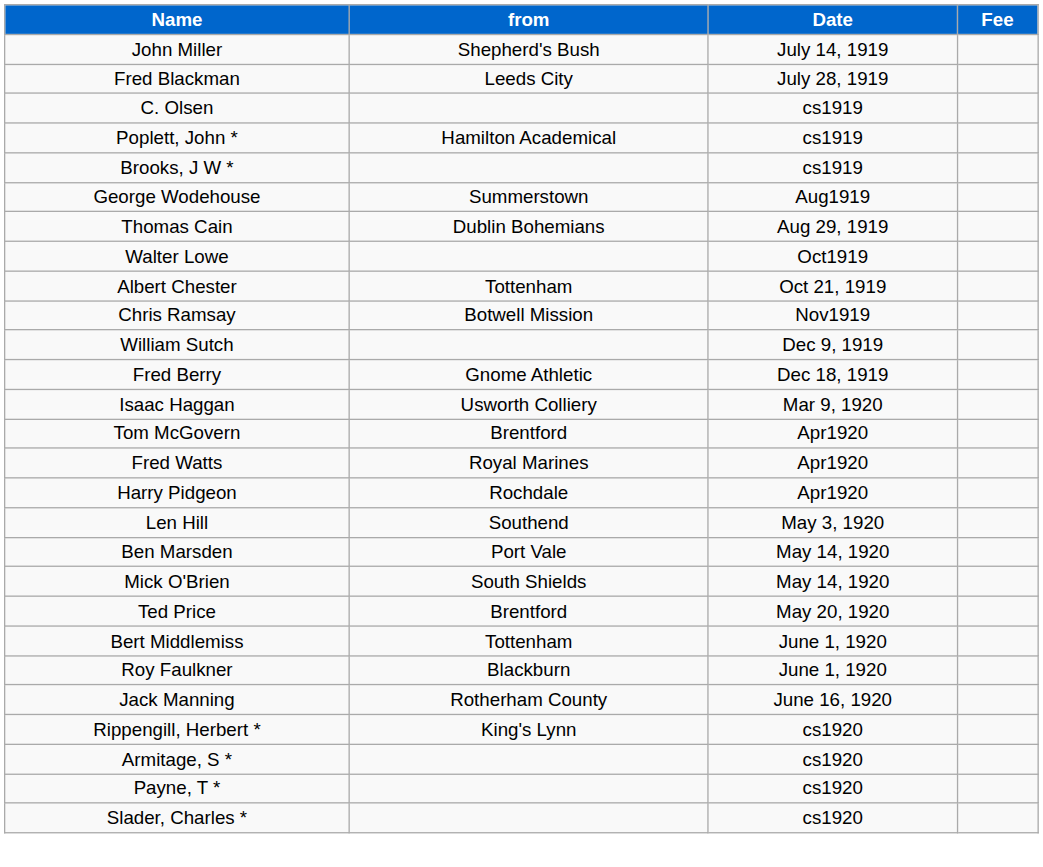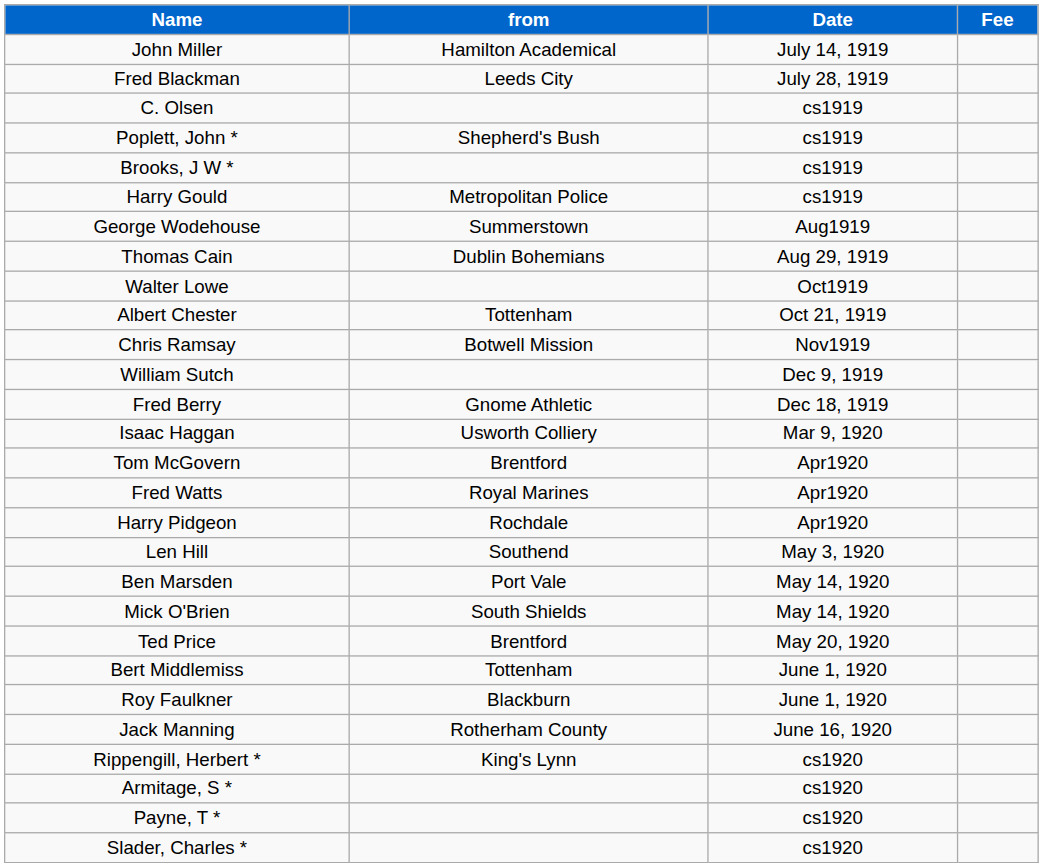(529, 49) Shepherd's Bush -> (529, 49) Hamilton Academical
(529, 138) Hamilton Academical -> (529, 138) Shepherd's Bush
+ row: (177, 197)
